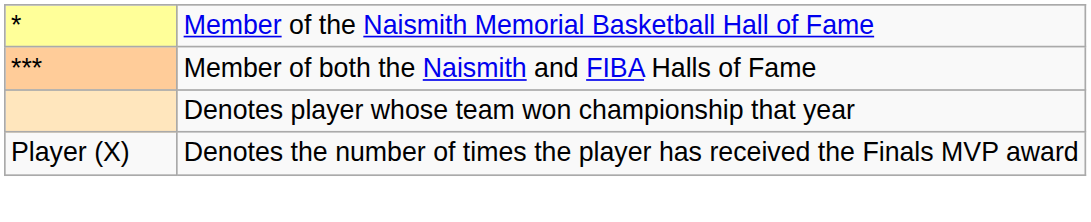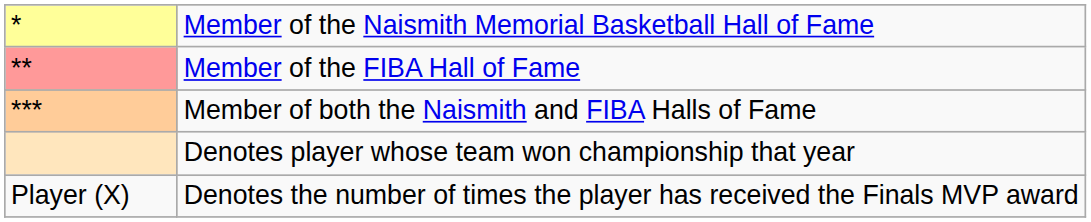+ row: (382, 68)
